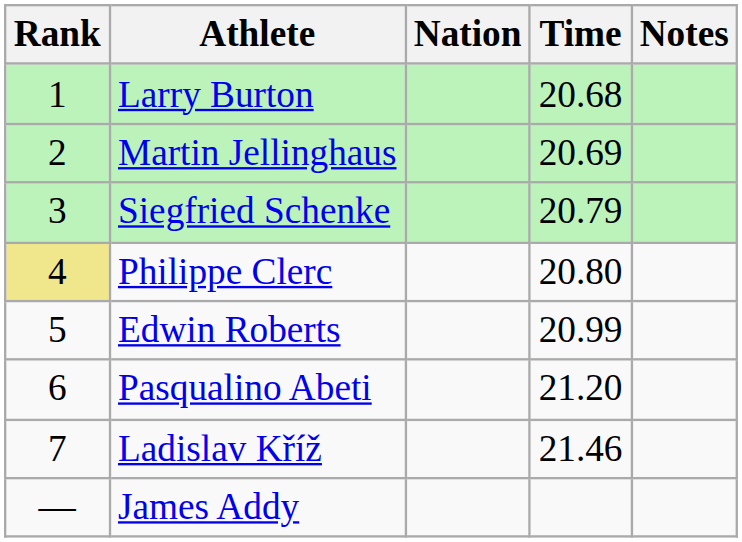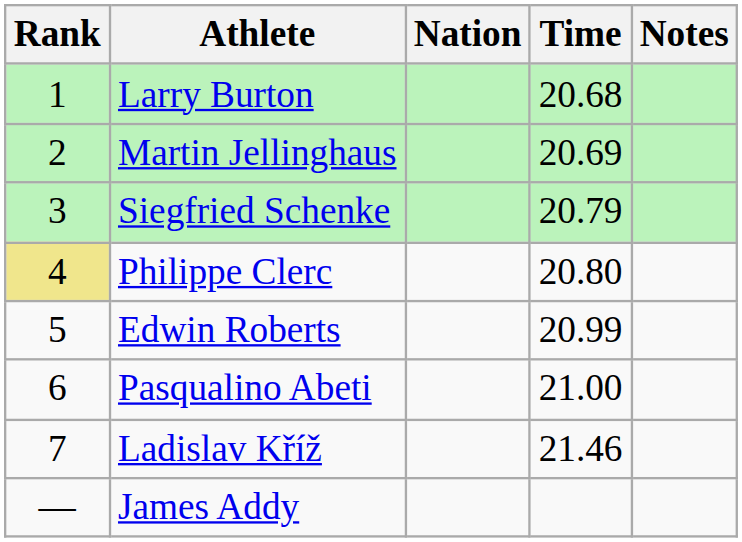(581, 388) 21.20 -> (581, 388) 21.00
